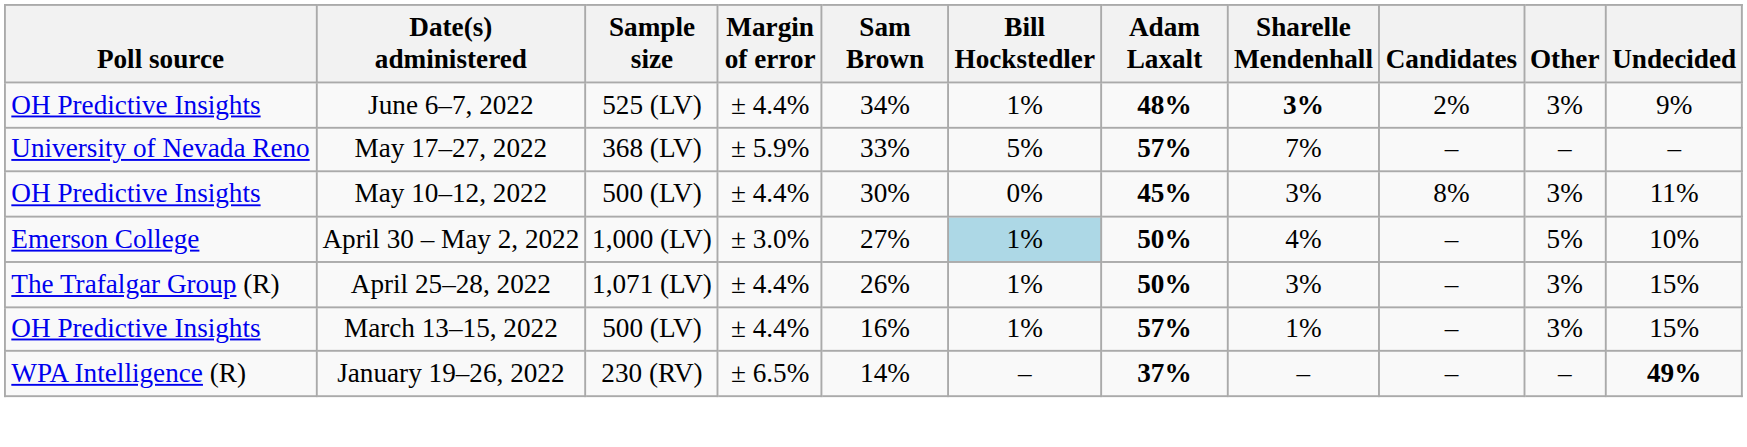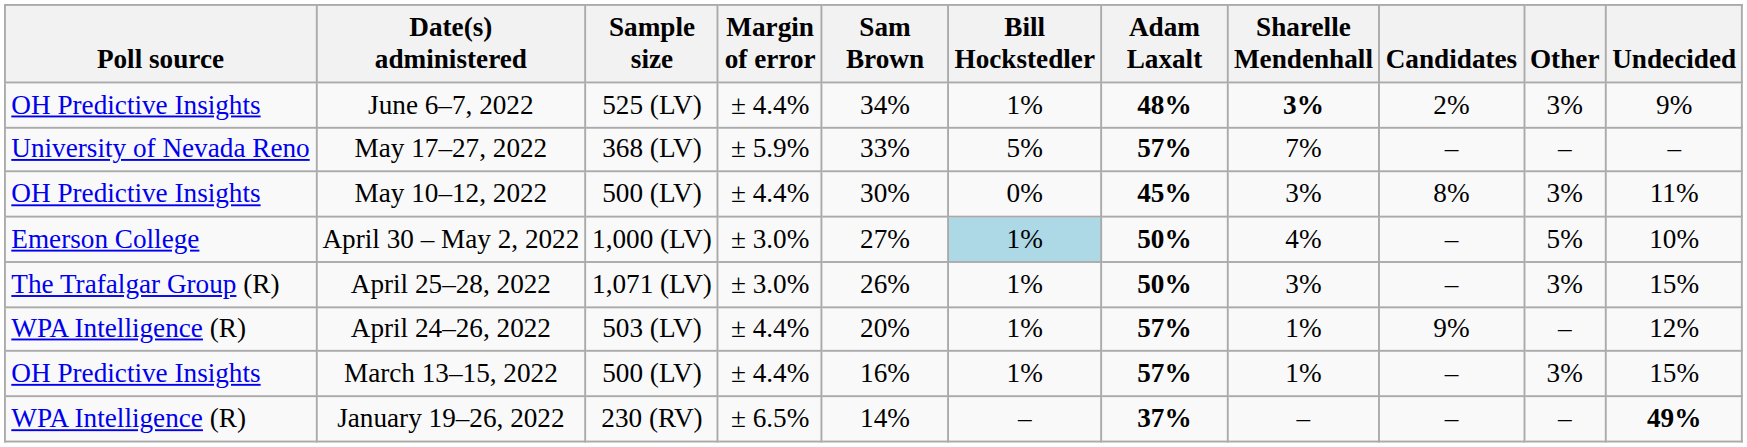(770, 283) ± 4.4% -> (770, 283) ± 3.0%
+ row: (451, 328)
